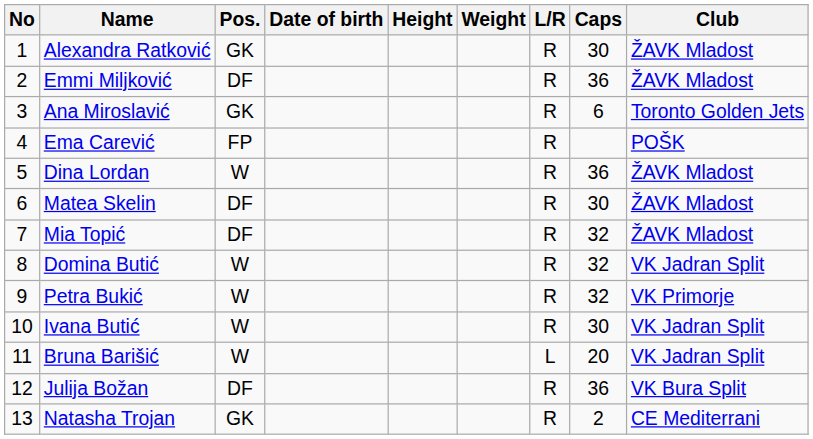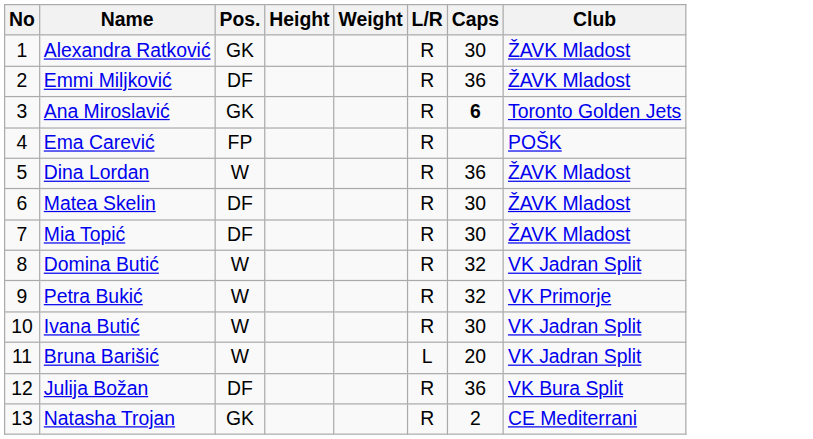- column: (326, 19)
(598, 111) normal -> (475, 111) bold
(598, 234) 32 -> (475, 234) 30
